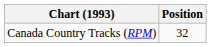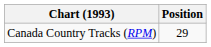(182, 33) 32 -> (182, 33) 29
